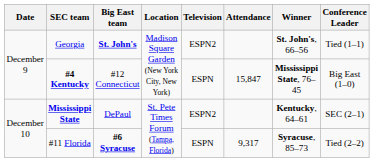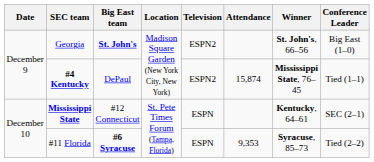(345, 44) Tied (1–1) -> (345, 44) Big East (1–0)
(118, 79) #12 Connecticut -> (118, 79) DePaul
(203, 79) ESPN -> (203, 79) ESPN2
(248, 79) 15,847 -> (248, 79) 15,874
(345, 79) Big East (1–0) -> (345, 79) Tied (1–1)
(118, 114) DePaul -> (118, 114) #12 Connecticut
(203, 114) ESPN2 -> (203, 114) ESPN
(248, 143) 9,317 -> (248, 143) 9,353
